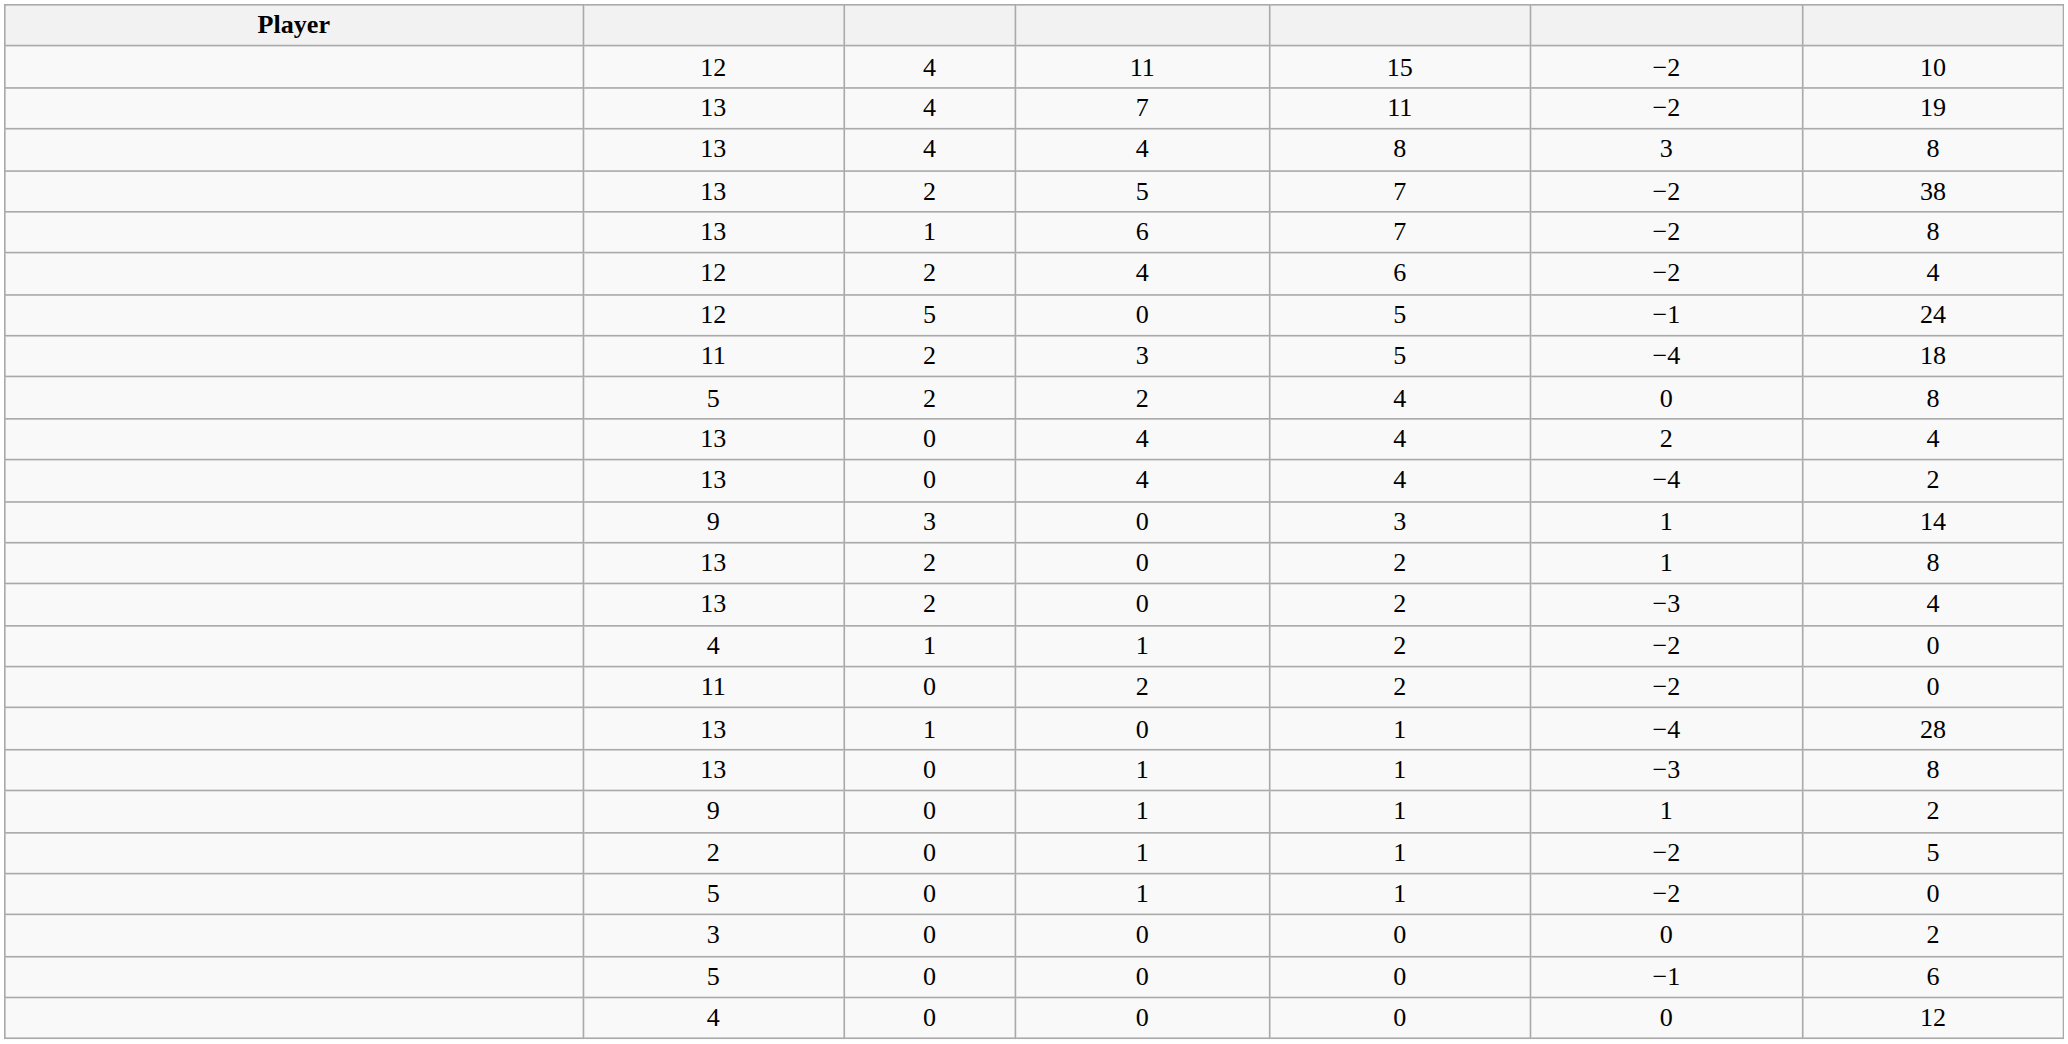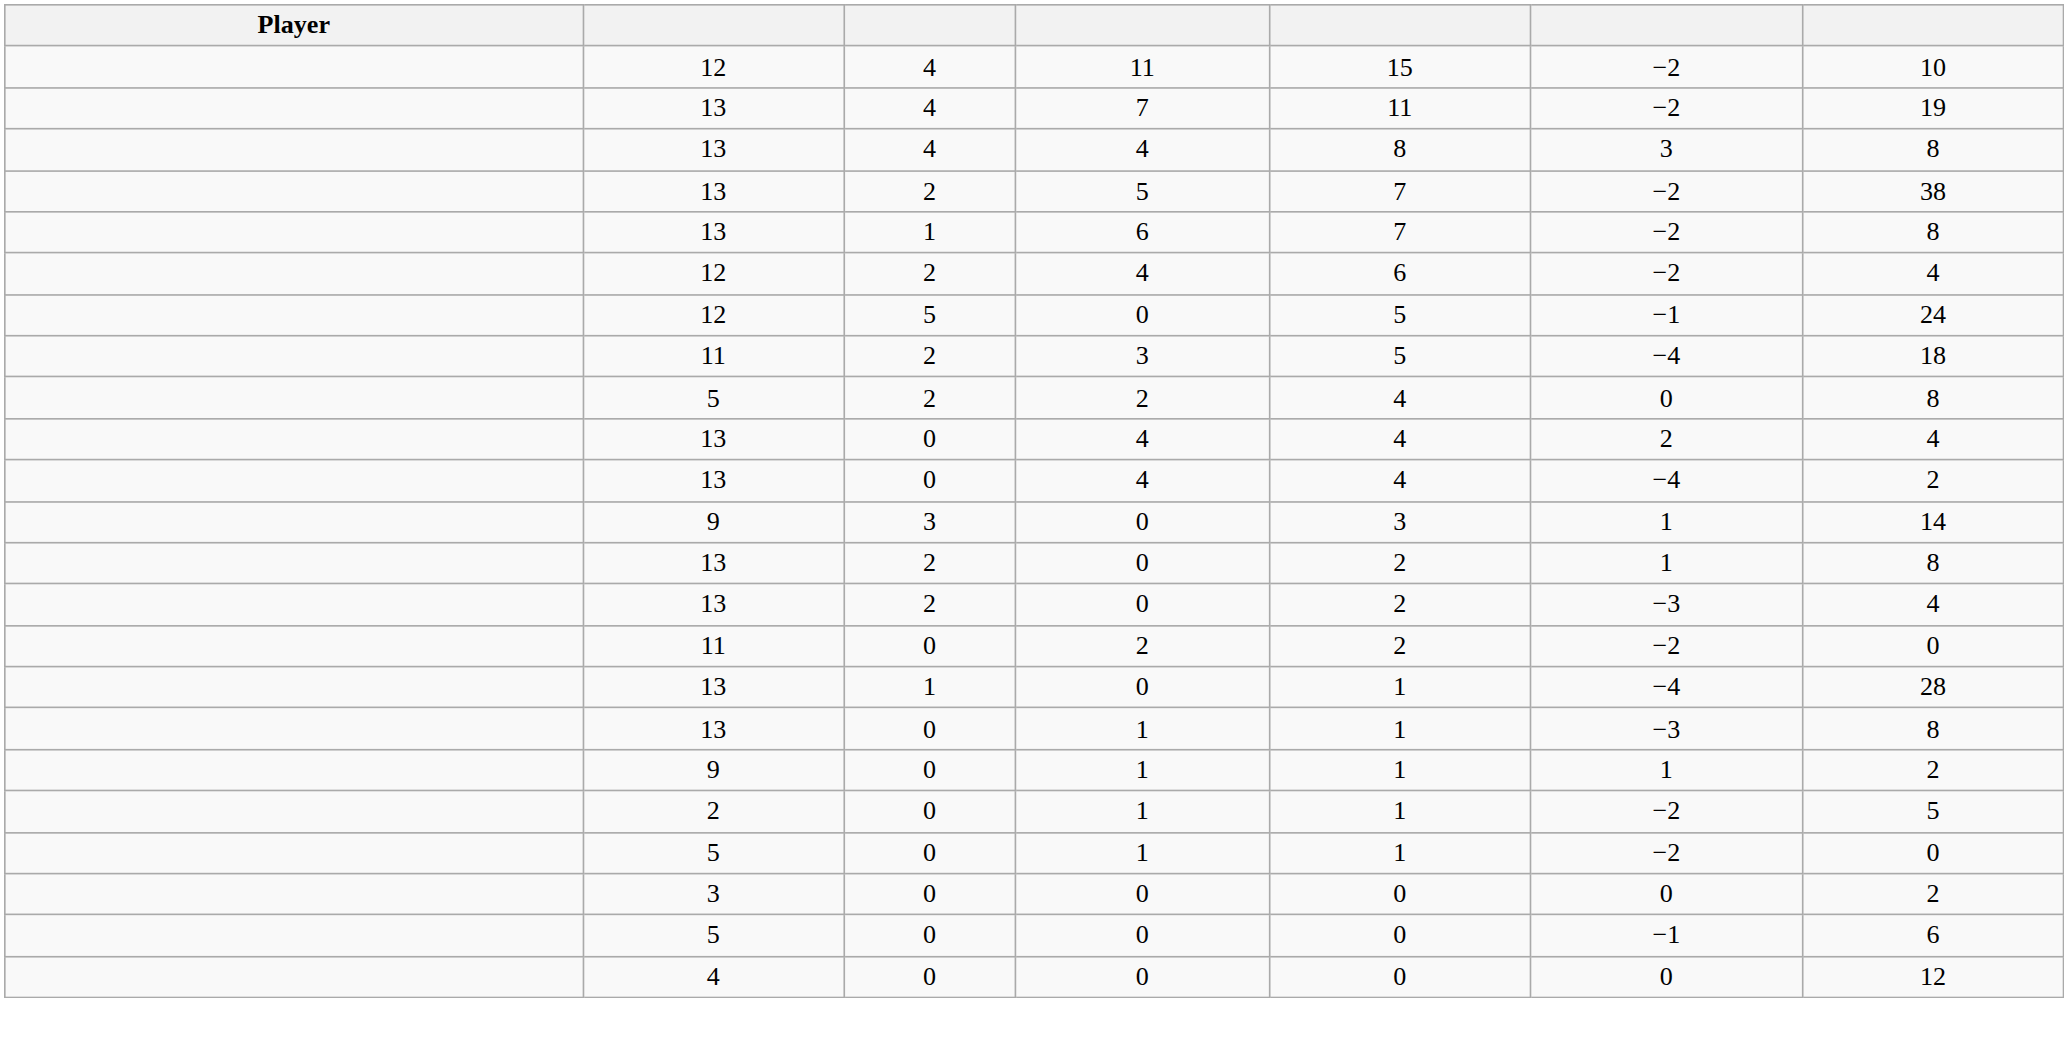- row: (713, 645)
